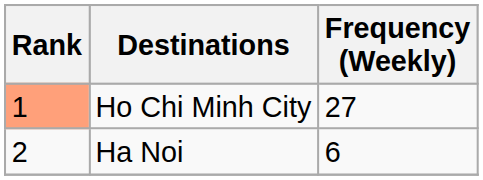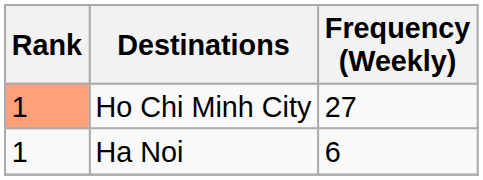(20, 152) 2 -> (20, 152) 1
